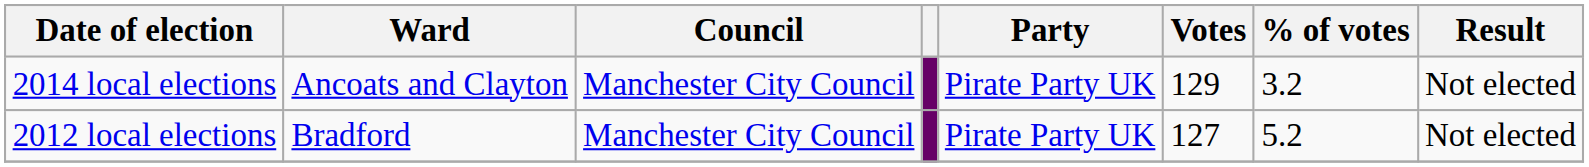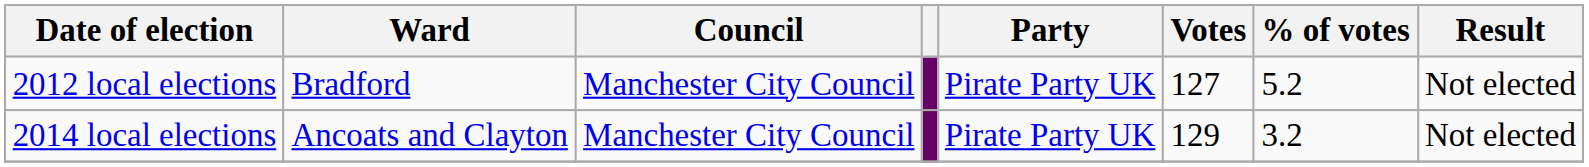rows swapped: (144, 135) <-> (144, 82)
